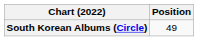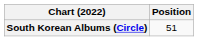(171, 28) 49 -> (171, 28) 51
